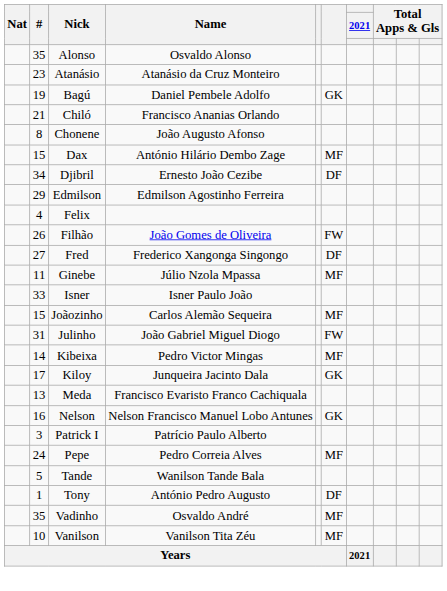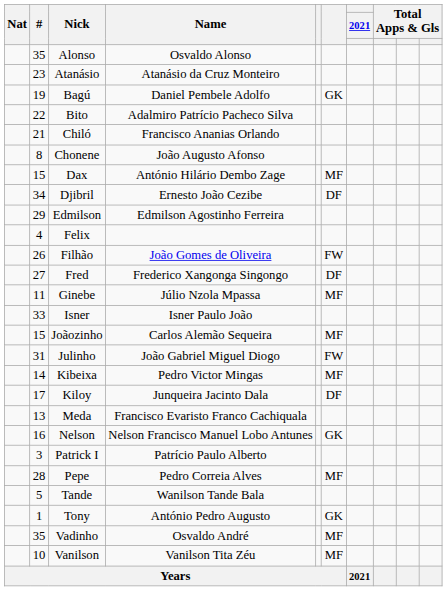+ row: (77, 114)
(334, 375) GK -> (334, 395) DF
(39, 455) 24 -> (39, 475) 28
(334, 495) DF -> (334, 515) GK
